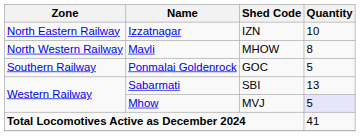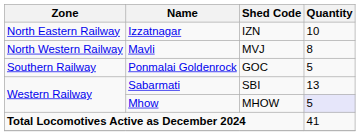(261, 49) MHOW -> (253, 49) MVJ
(253, 103) MVJ -> (261, 103) MHOW
